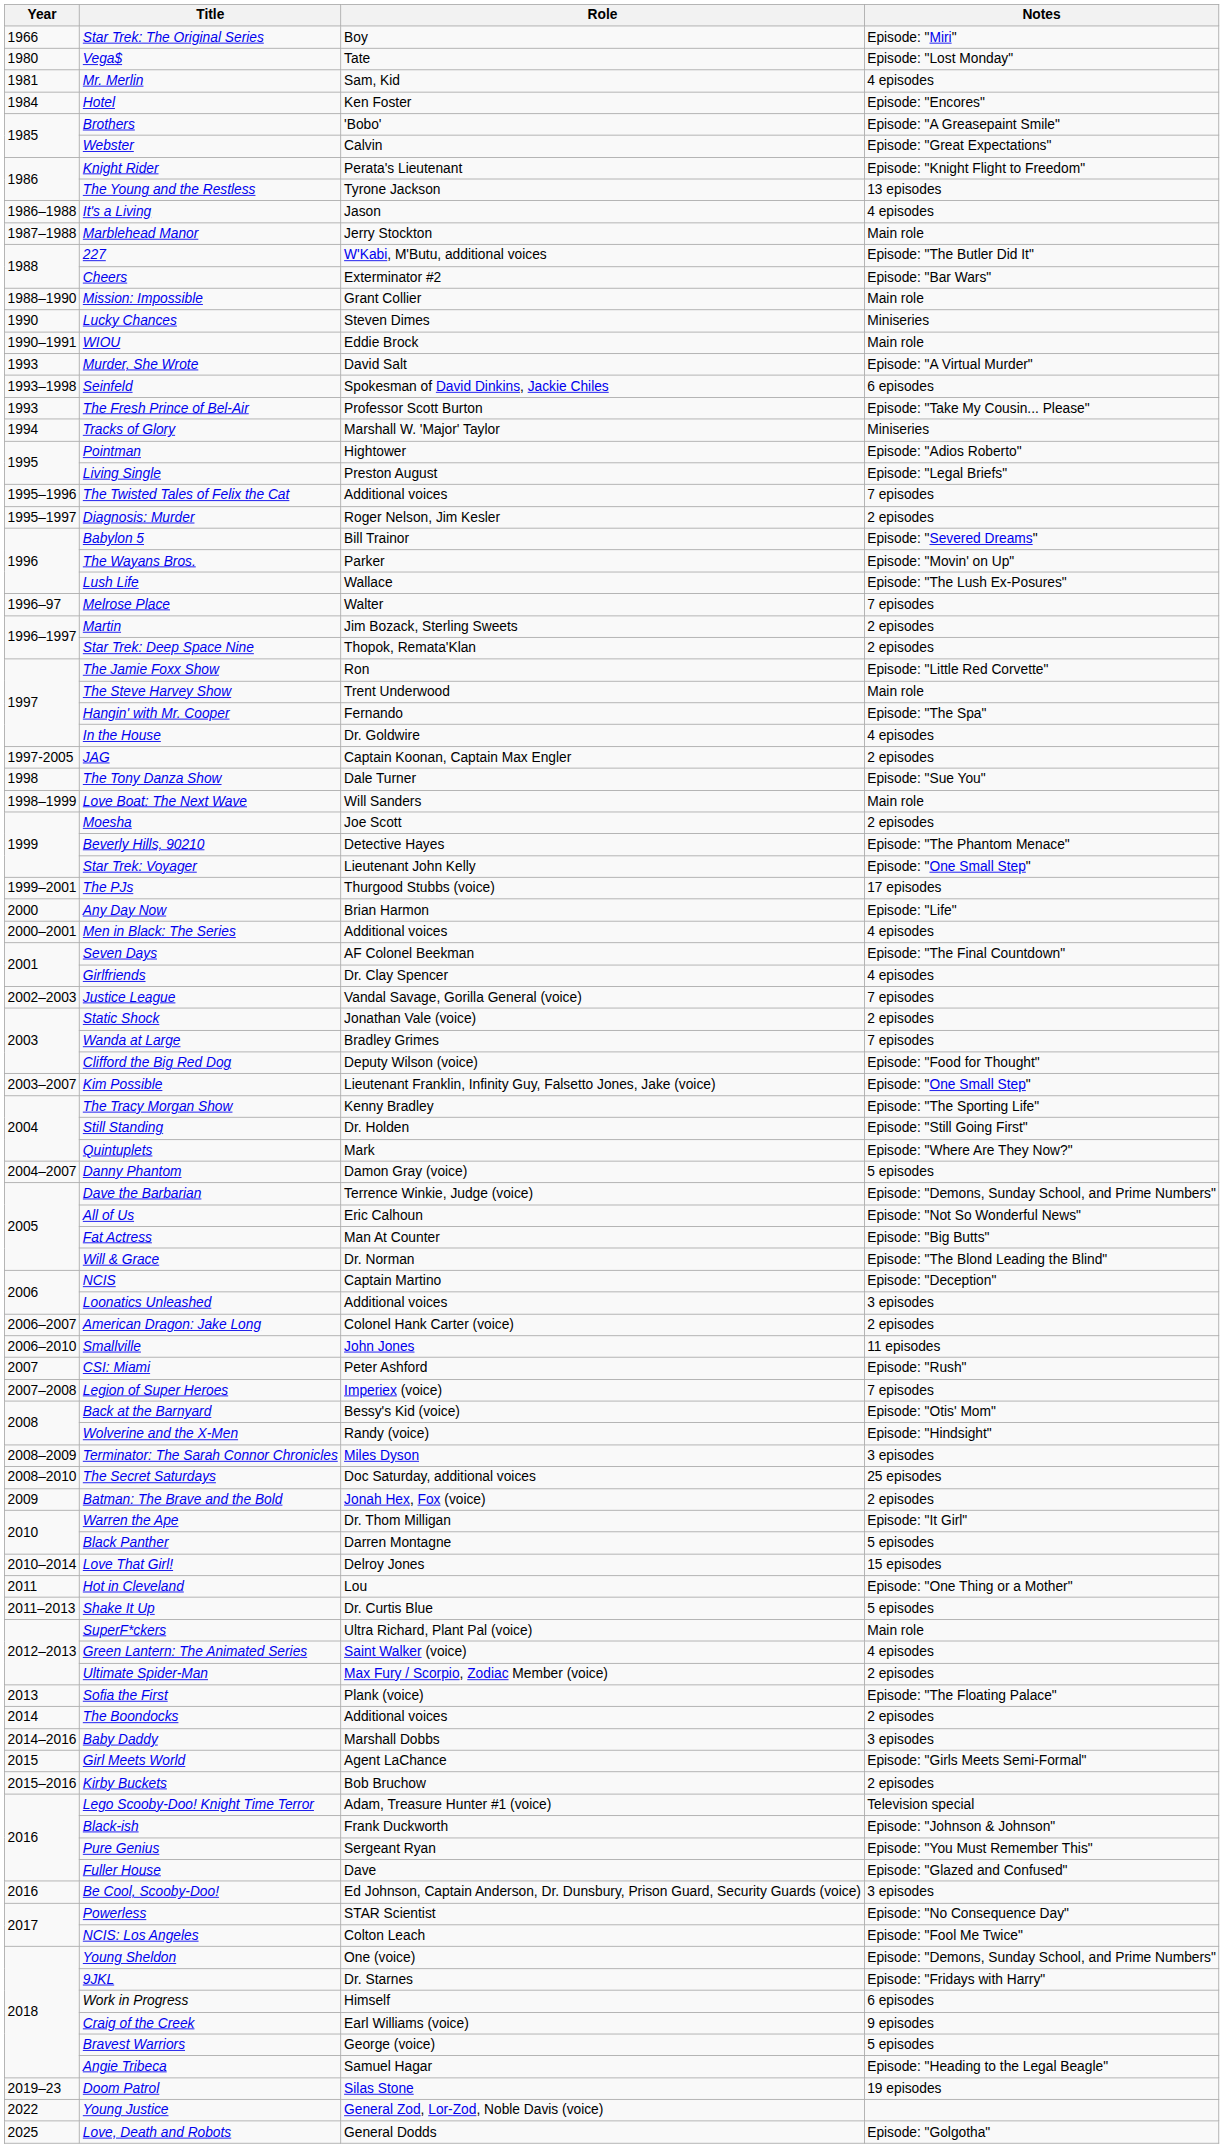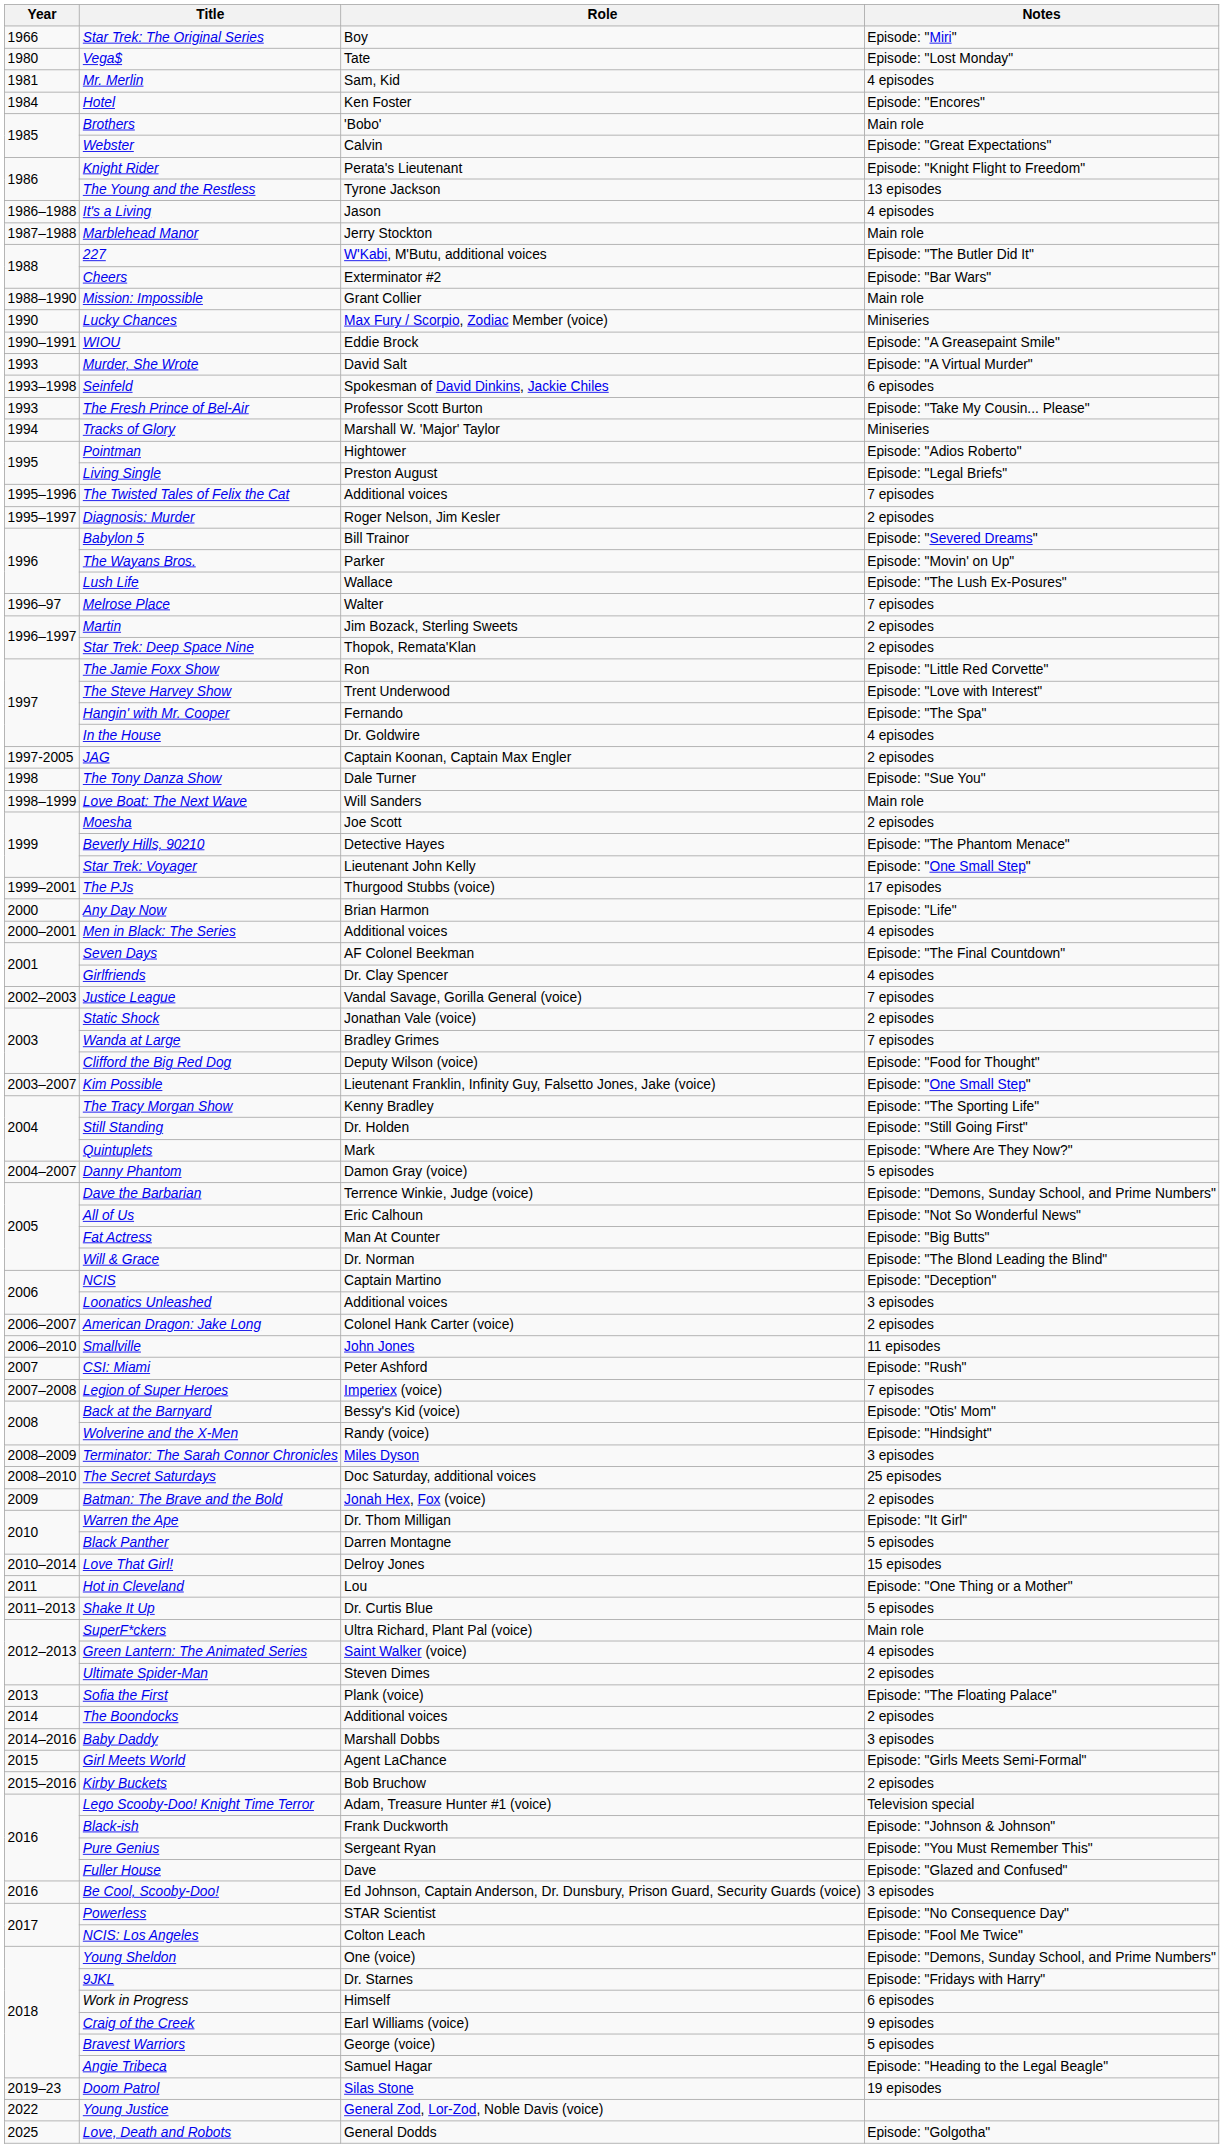(963, 124) Episode: "A Greasepaint Smile" -> (896, 124) Main role
(387, 320) Steven Dimes -> (476, 320) Max Fury / Scorpio, Zodiac Member (voice)
(896, 342) Main role -> (963, 342) Episode: "A Greasepaint Smile"
(896, 691) Main role -> (955, 691) Episode: "Love with Interest"
(476, 1673) Max Fury / Scorpio, Zodiac Member (voice) -> (387, 1673) Steven Dimes
